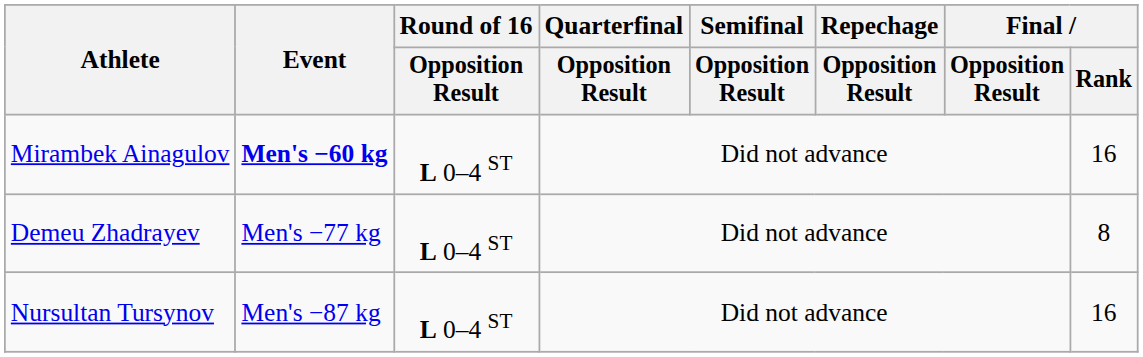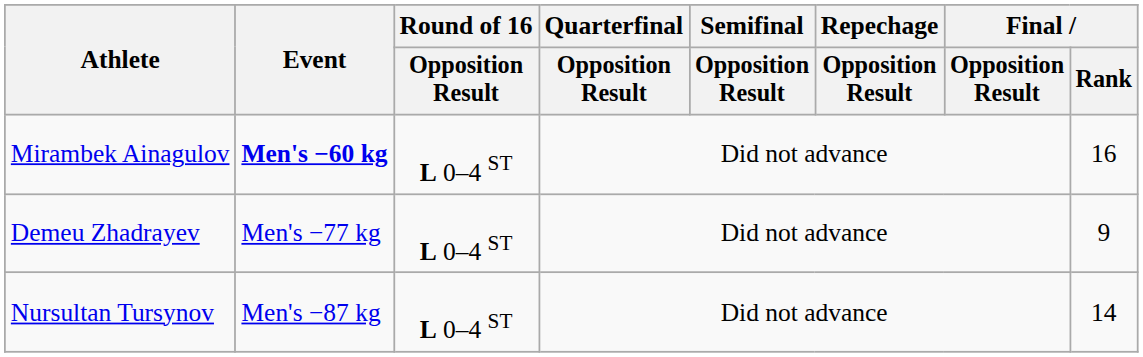(1104, 233) 8 -> (1104, 233) 9
(1104, 312) 16 -> (1104, 312) 14
